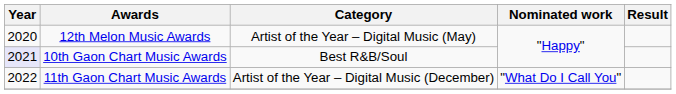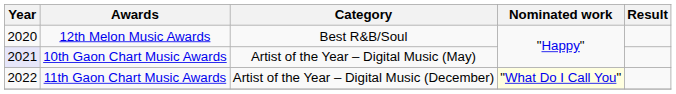(363, 36) Artist of the Year – Digital Music (May) -> (363, 36) Best R&B/Soul
(363, 57) Best R&B/Soul -> (363, 57) Artist of the Year – Digital Music (May)
(561, 78) no background -> (561, 78) lightyellow background
